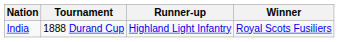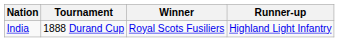columns swapped: (284, 12) <-> (180, 12)
